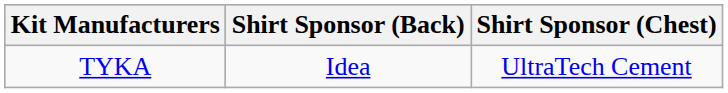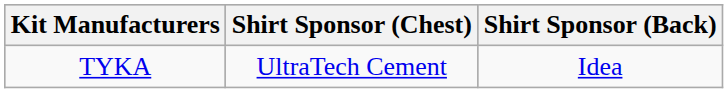columns swapped: (597, 25) <-> (348, 25)
